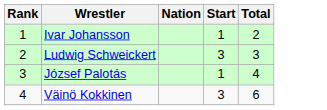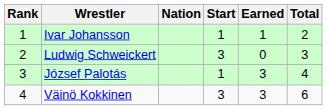+ column: (263, 14)
